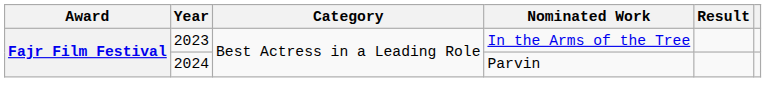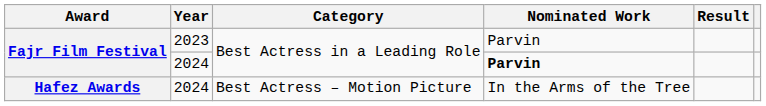(589, 40) In the Arms of the Tree -> (514, 40) Parvin
(514, 64) normal -> (514, 64) bold
+ row: (87, 88)
